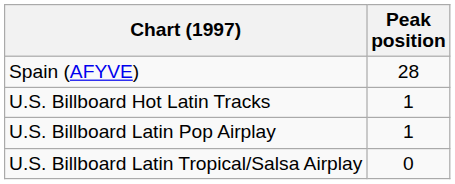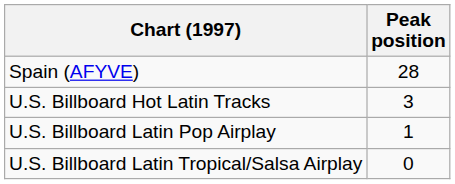(408, 102) 1 -> (408, 102) 3
